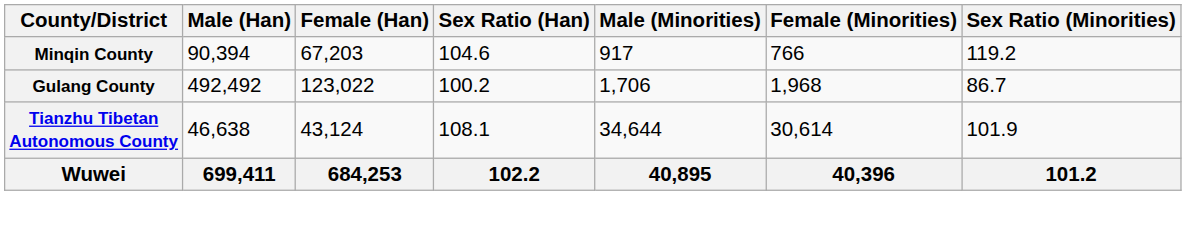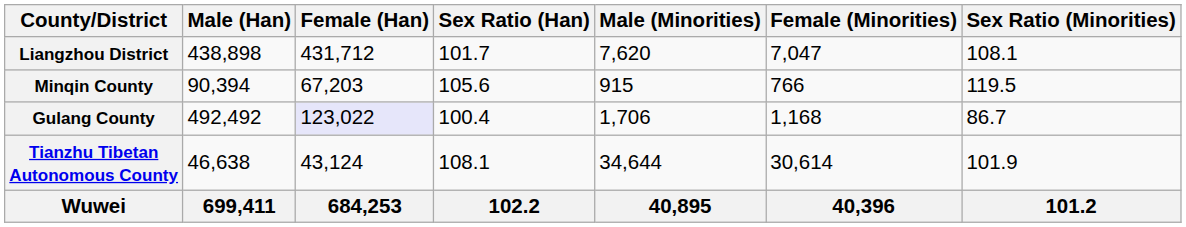+ row: (94, 54)
(464, 53) 104.6 -> (464, 85) 105.6
(616, 53) 917 -> (616, 85) 915
(991, 53) 119.2 -> (991, 85) 119.5
(337, 85) no background -> (337, 118) lavender background
(464, 85) 100.2 -> (464, 118) 100.4
(796, 85) 1,968 -> (796, 118) 1,168
